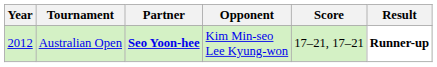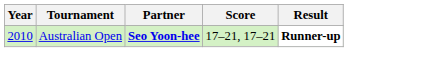- column: (247, 15)
(20, 43) 2012 -> (20, 36) 2010
